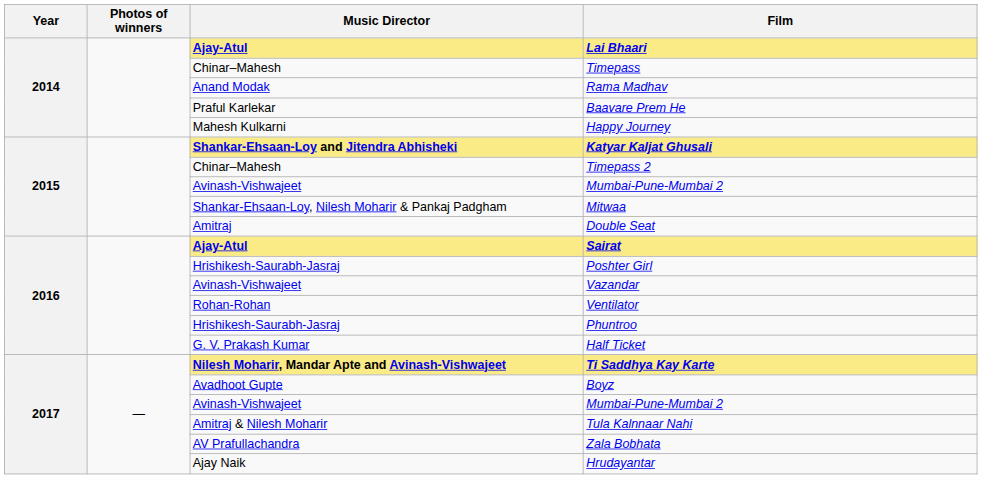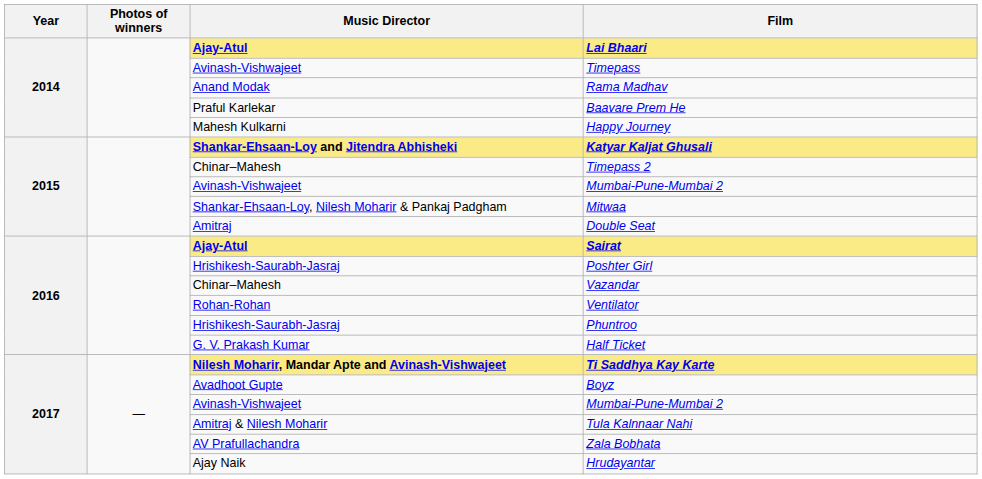(237, 68) Chinar–Mahesh -> (247, 68) Avinash-Vishwajeet
(247, 285) Avinash-Vishwajeet -> (237, 285) Chinar–Mahesh
